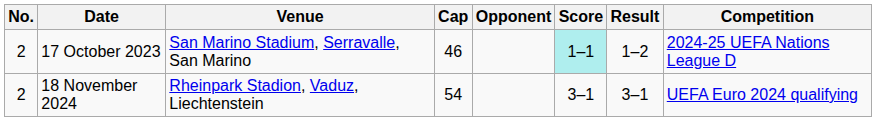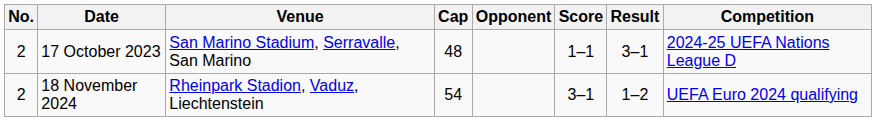(453, 51) 46 -> (453, 51) 48
(581, 51) paleturquoise background -> (581, 51) no background
(635, 51) 1–2 -> (635, 51) 3–1
(635, 94) 3–1 -> (635, 94) 1–2
